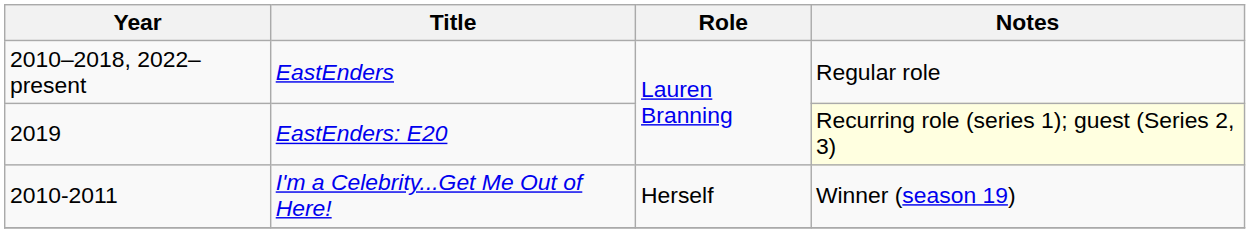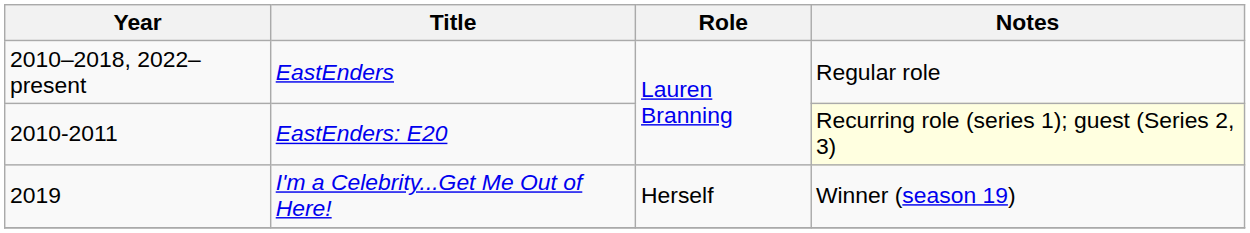(35, 133) 2019 -> (64, 133) 2010-2011
(64, 195) 2010-2011 -> (35, 195) 2019
